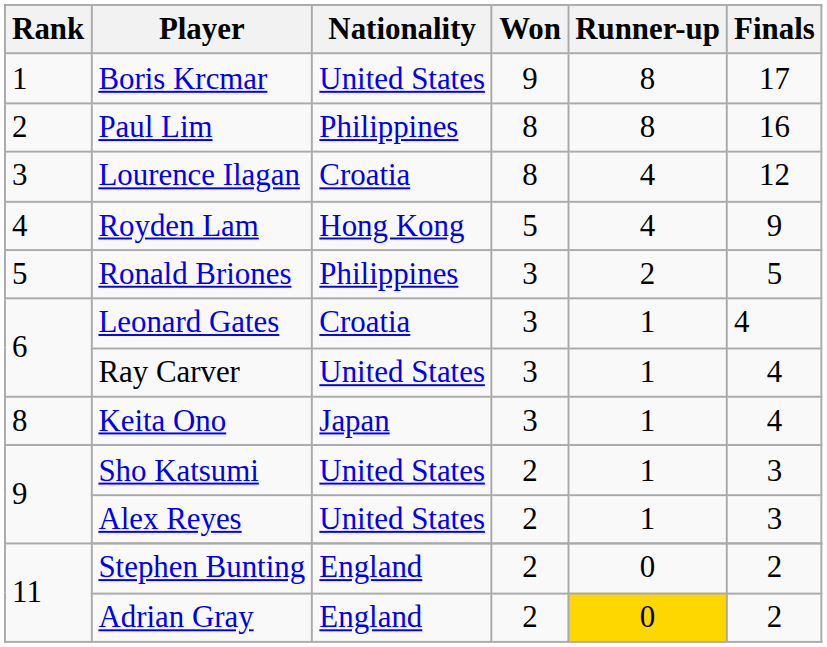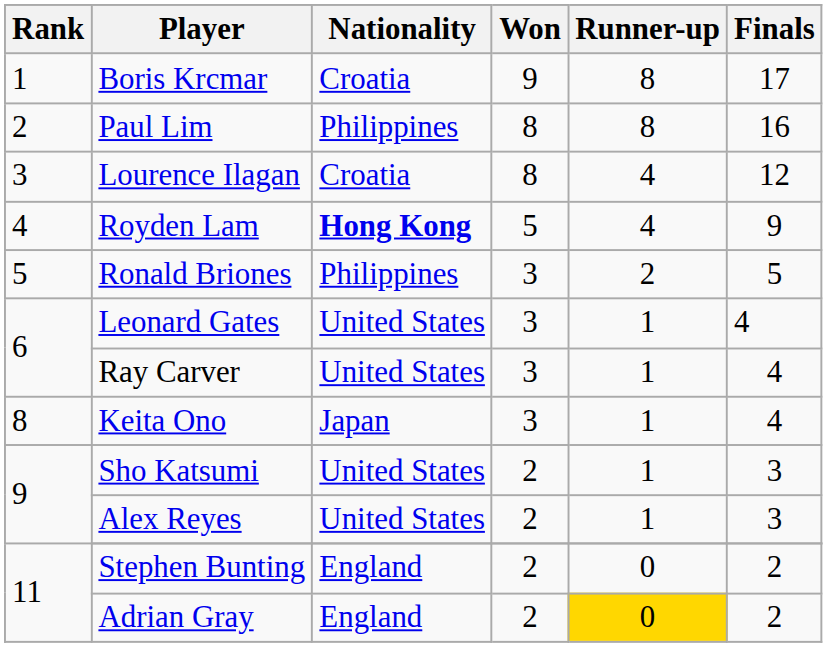(402, 77) United States -> (365, 77) Croatia
(392, 224) normal -> (395, 224) bold
(365, 322) Croatia -> (402, 322) United States
